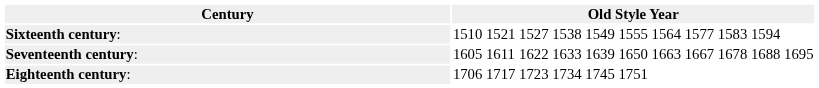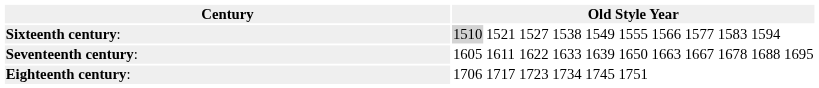(468, 34) no background -> (468, 34) lightgrey background
(666, 34) 1564 -> (666, 34) 1566
